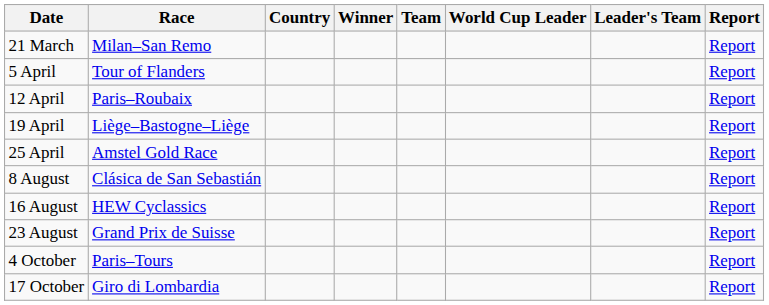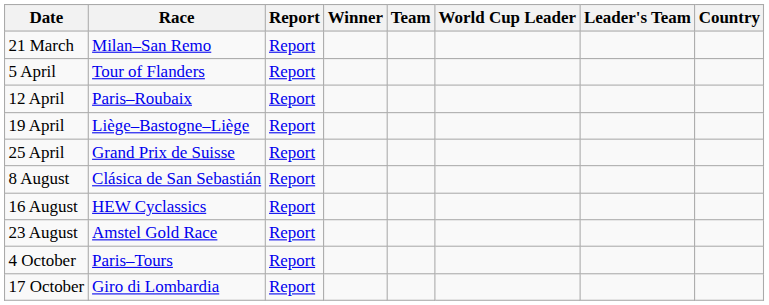columns swapped: (300, 17) <-> (734, 17)
(155, 152) Amstel Gold Race -> (163, 152) Grand Prix de Suisse
(163, 233) Grand Prix de Suisse -> (155, 233) Amstel Gold Race
